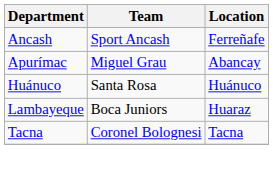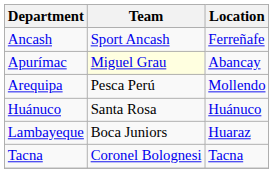(128, 62) no background -> (128, 62) lightyellow background
+ row: (35, 86)
